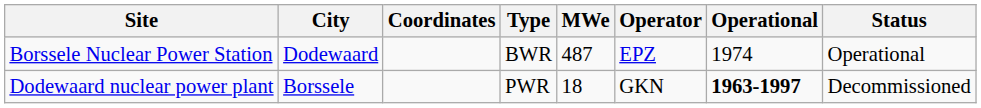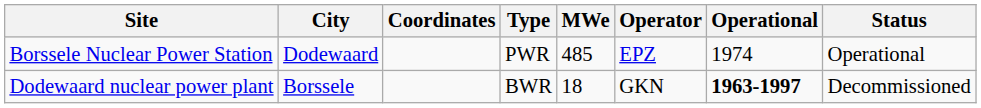(529, 53) BWR -> (527, 53) PWR
(577, 53) 487 -> (577, 53) 485
(527, 86) PWR -> (529, 86) BWR
